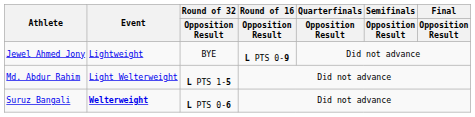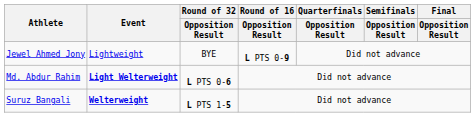(133, 77) normal -> (133, 77) bold
(209, 82) L PTS 1-5 -> (209, 82) L PTS 0-6
(209, 105) L PTS 0-6 -> (209, 105) L PTS 1-5
